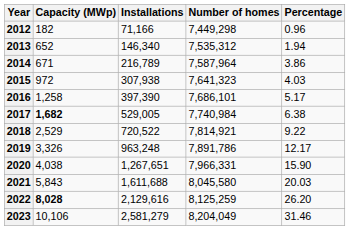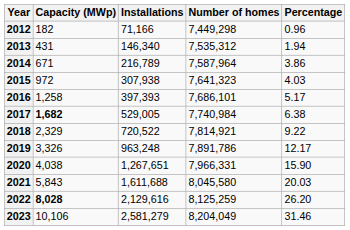(45, 47) 652 -> (45, 47) 431
(140, 98) 397,390 -> (140, 98) 397,393
(49, 132) 2,529 -> (49, 132) 2,329
